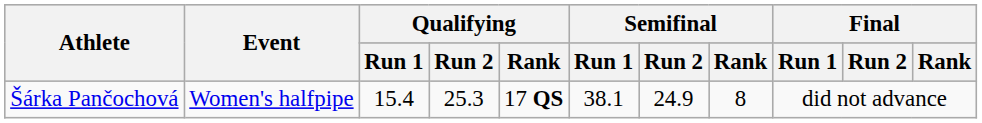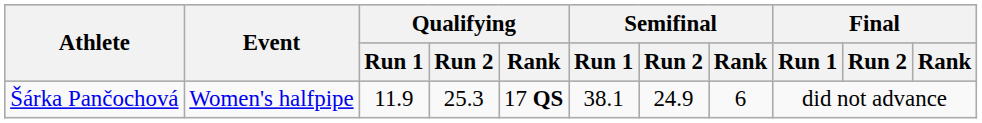(394, 99) 15.4 -> (394, 99) 11.9
(740, 99) 8 -> (740, 99) 6
